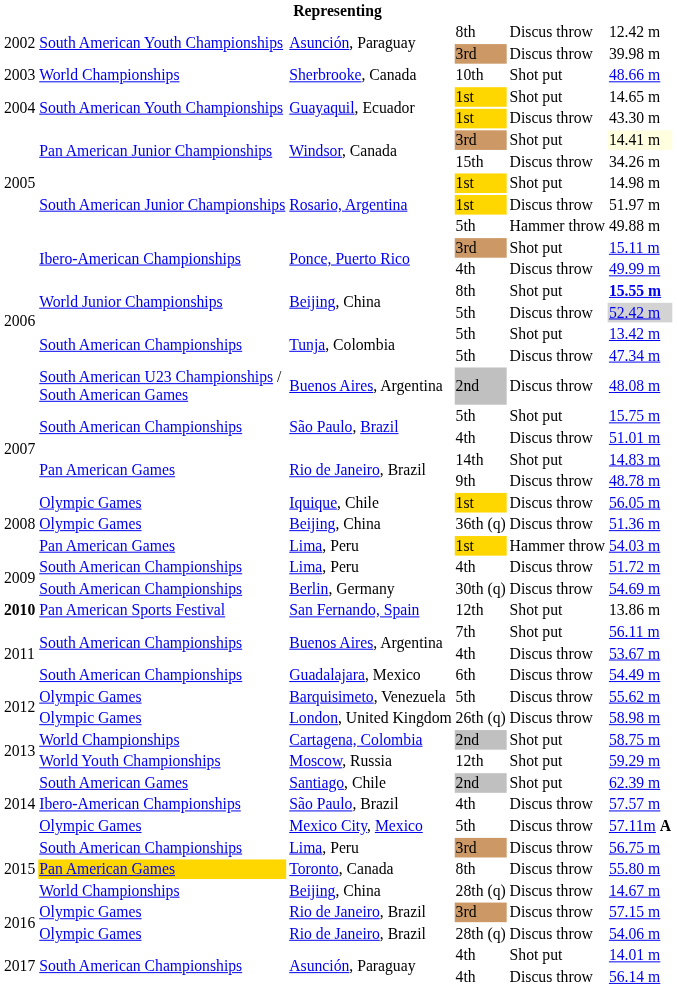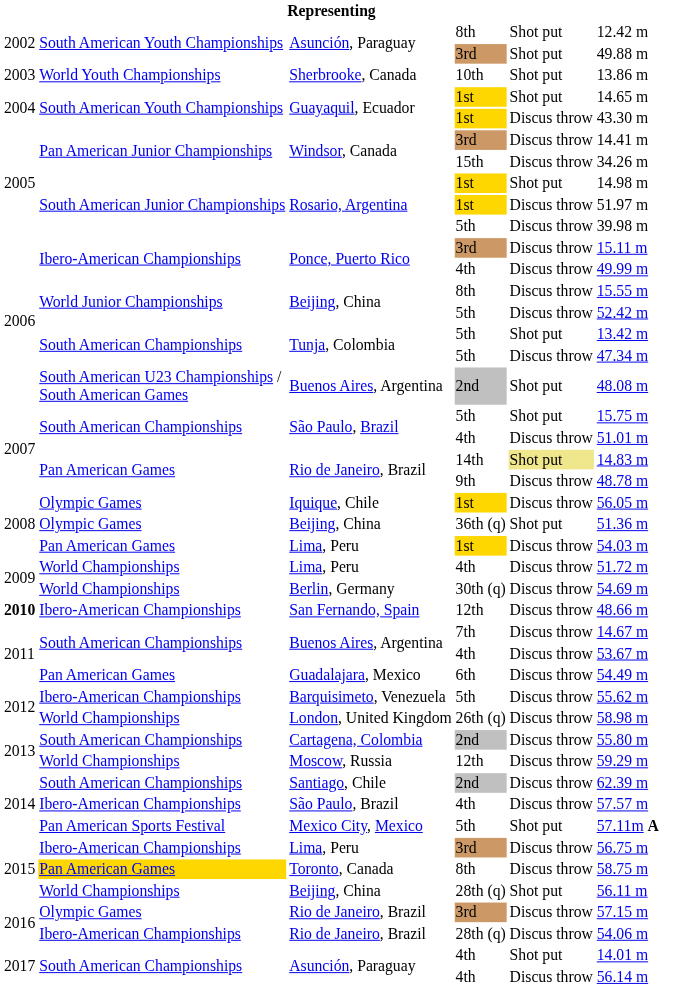(551, 32) Discus throw -> (536, 32) Shot put
(551, 53) Discus throw -> (536, 53) Shot put
(635, 53) 39.98 m -> (622, 53) 49.88 m
(109, 75) World Championships -> (130, 75) World Youth Championships
(635, 75) 48.66 m -> (622, 75) 13.86 m
(536, 140) Shot put -> (551, 140) Discus throw
(635, 140) lightyellow background -> (622, 140) no background
(557, 226) Hammer throw -> (551, 226) Discus throw
(635, 226) 49.88 m -> (622, 226) 39.98 m
(536, 247) Shot put -> (551, 247) Discus throw
(536, 291) Shot put -> (551, 291) Discus throw
(635, 291) bold -> (622, 291) normal
(635, 312) lightgrey background -> (622, 312) no background
(551, 386) Discus throw -> (536, 386) Shot put
(536, 459) no background -> (536, 459) khaki background
(551, 524) Discus throw -> (536, 524) Shot put
(557, 545) Hammer throw -> (551, 545) Discus throw
(141, 567) South American Championships -> (109, 567) World Championships
(141, 588) South American Championships -> (109, 588) World Championships
(132, 610) Pan American Sports Festival -> (140, 610) Ibero-American Championships
(536, 610) Shot put -> (551, 610) Discus throw
(635, 610) 13.86 m -> (622, 610) 48.66 m
(536, 632) Shot put -> (551, 632) Discus throw
(634, 632) 56.11 m -> (622, 632) 14.67 m
(141, 675) South American Championships -> (107, 675) Pan American Games
(90, 696) Olympic Games -> (140, 696) Ibero-American Championships
(90, 718) Olympic Games -> (109, 718) World Championships
(109, 739) World Championships -> (141, 739) South American Championships
(536, 739) Shot put -> (551, 739) Discus throw
(635, 739) 58.75 m -> (622, 739) 55.80 m
(130, 761) World Youth Championships -> (109, 761) World Championships
(536, 761) Shot put -> (551, 761) Discus throw
(114, 783) South American Games -> (141, 783) South American Championships
(536, 783) Shot put -> (551, 783) Discus throw
(90, 826) Olympic Games -> (132, 826) Pan American Sports Festival
(551, 826) Discus throw -> (536, 826) Shot put
(141, 847) South American Championships -> (140, 847) Ibero-American Championships
(635, 869) 55.80 m -> (622, 869) 58.75 m
(551, 890) Discus throw -> (536, 890) Shot put
(635, 890) 14.67 m -> (622, 890) 56.11 m
(90, 933) Olympic Games -> (140, 933) Ibero-American Championships
